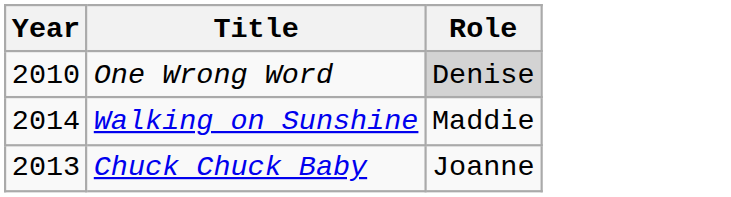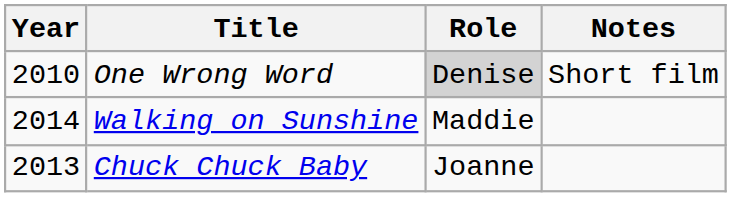+ column: (633, 28)
